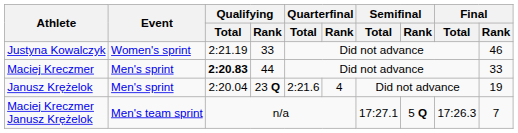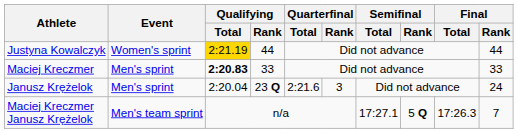(228, 51) no background -> (228, 51) gold background
(267, 51) 33 -> (267, 51) 44
(496, 51) 46 -> (496, 51) 44
(267, 69) 44 -> (267, 69) 33
(339, 88) 4 -> (339, 88) 3
(496, 88) 19 -> (496, 88) 24
